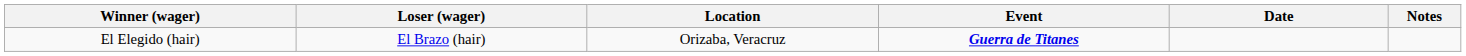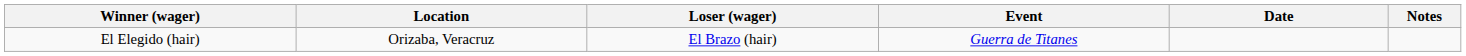columns swapped: (441, 16) <-> (733, 16)
(1024, 39) bold -> (1024, 39) normal
